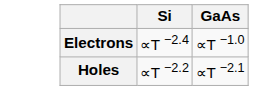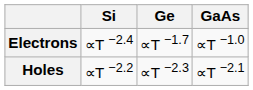+ column: (165, 16)
